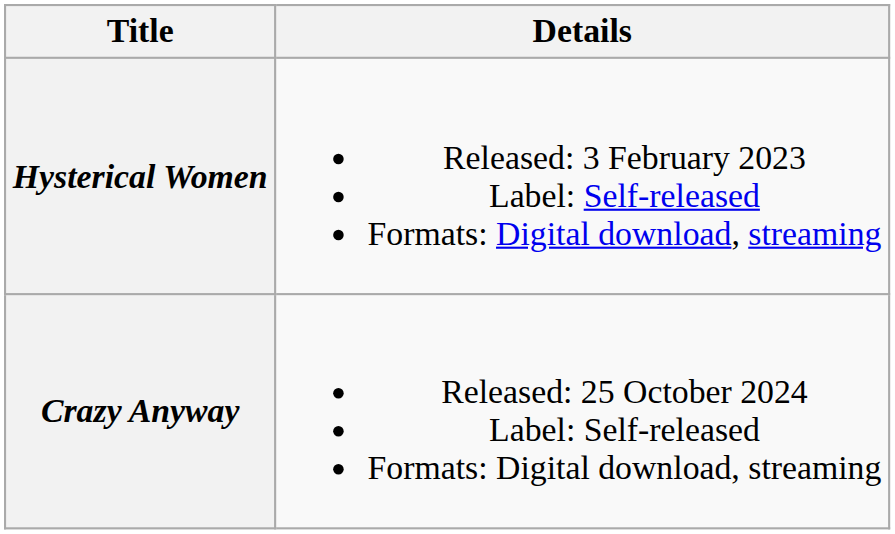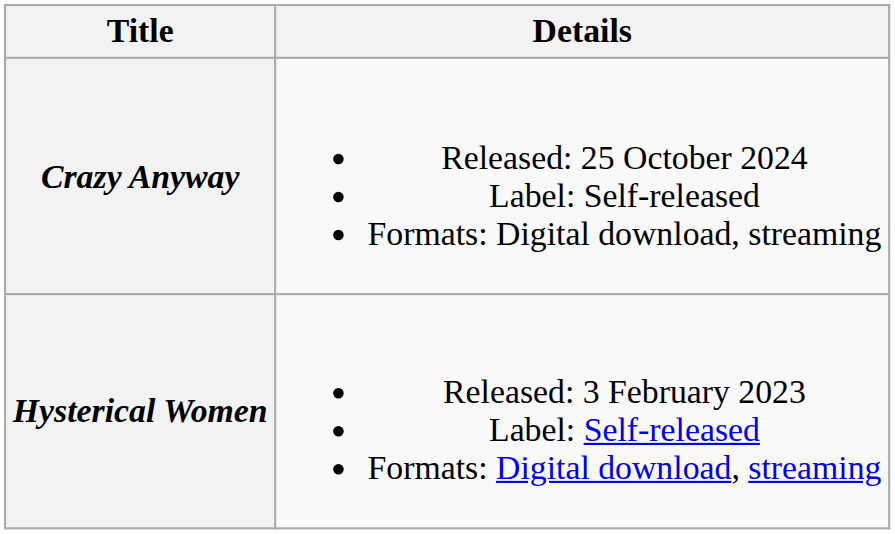rows swapped: (140, 175) <-> (140, 410)
